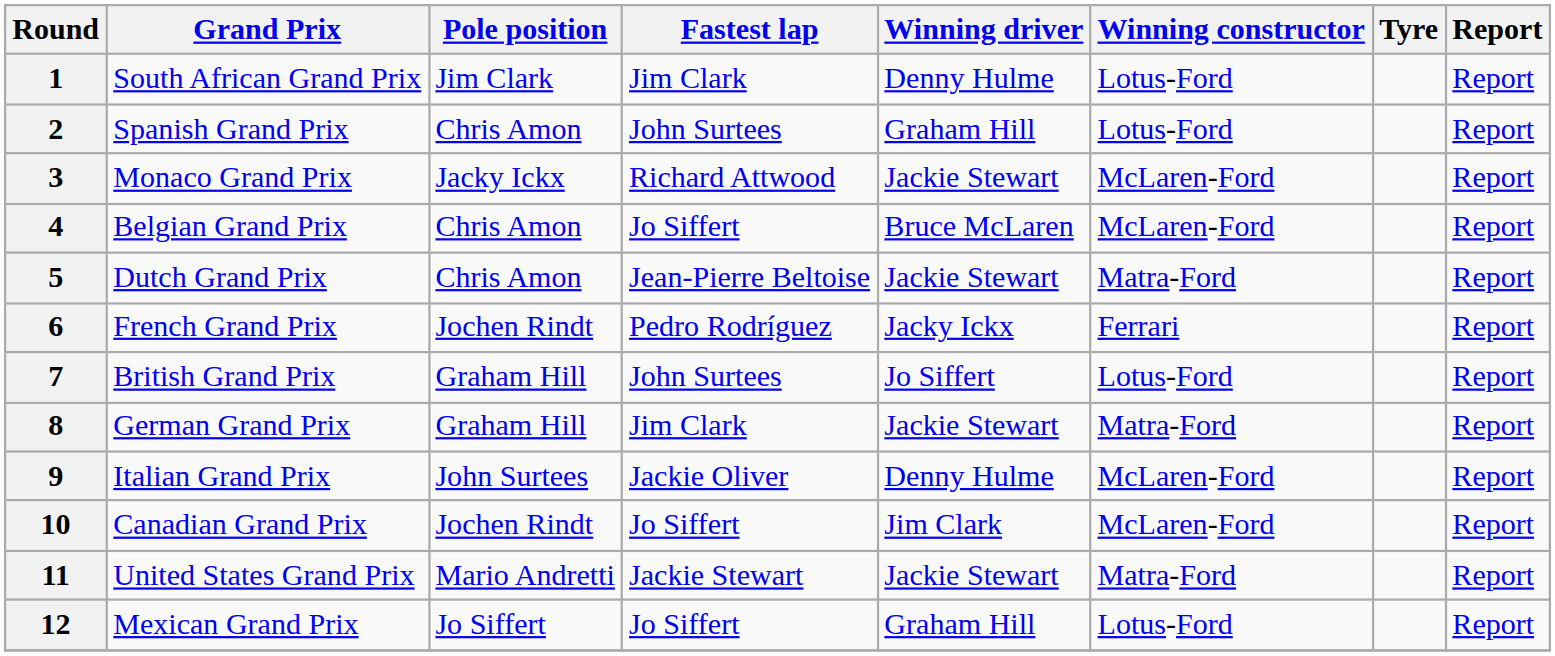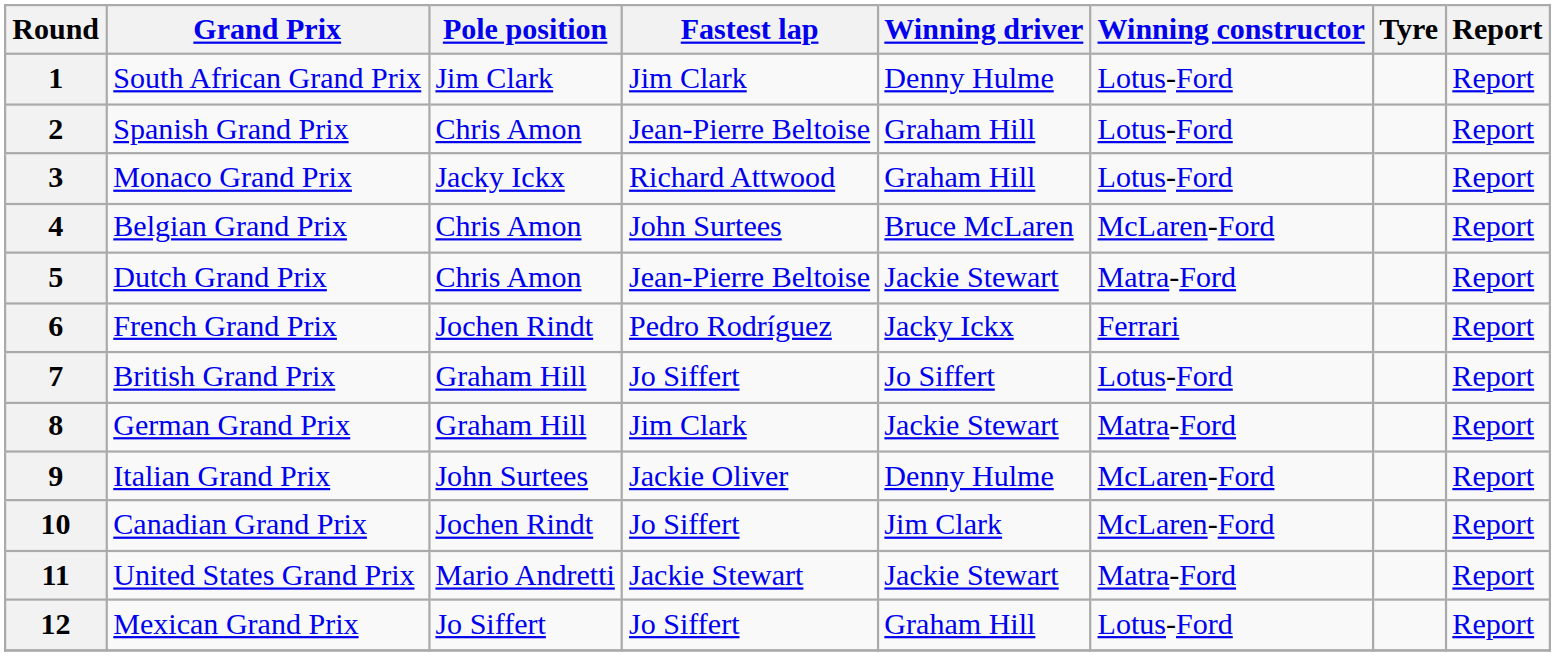(705, 128) John Surtees -> (750, 128) Jean-Pierre Beltoise
(972, 177) Jackie Stewart -> (960, 177) Graham Hill
(1186, 177) McLaren-Ford -> (1165, 177) Lotus-Ford
(684, 227) Jo Siffert -> (705, 227) John Surtees
(705, 375) John Surtees -> (684, 375) Jo Siffert
